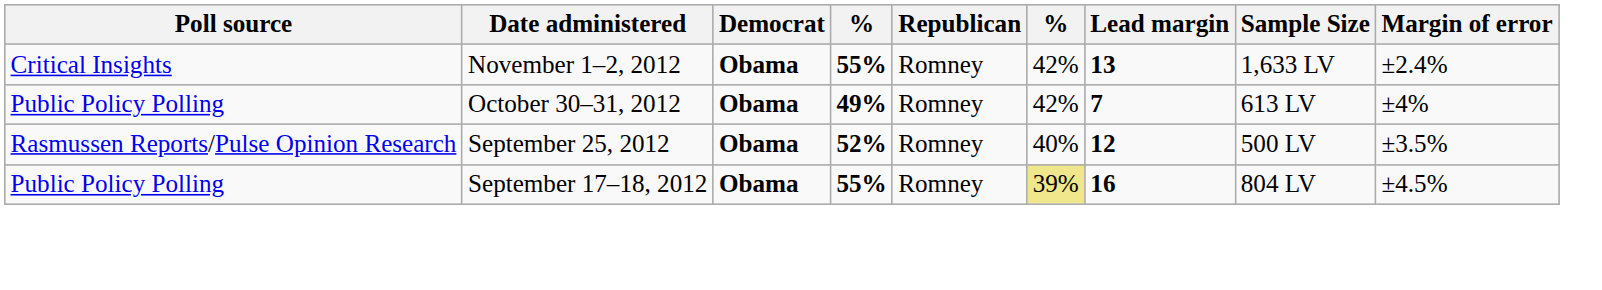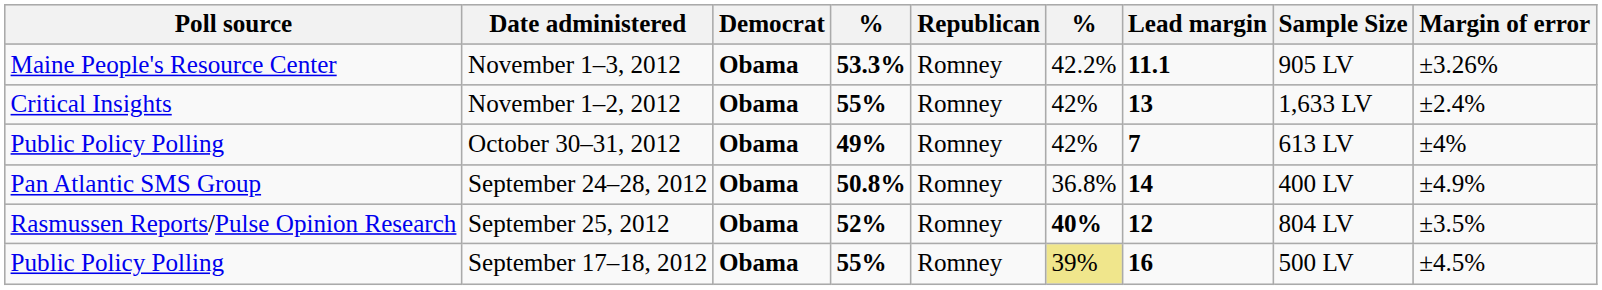+ row: (574, 64)
+ row: (588, 183)
(1056, 143) normal -> (1077, 223) bold
(1278, 143) 500 LV -> (1316, 223) 804 LV
(1278, 183) 804 LV -> (1316, 263) 500 LV
